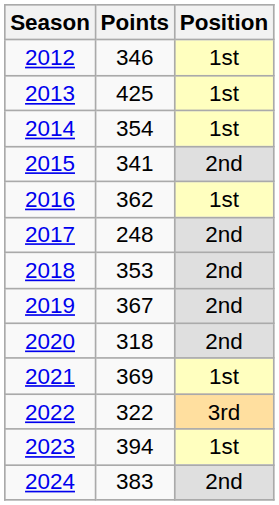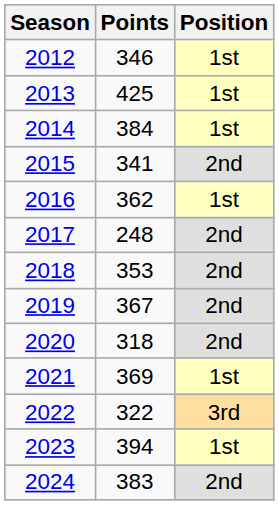(135, 128) 354 -> (135, 128) 384
